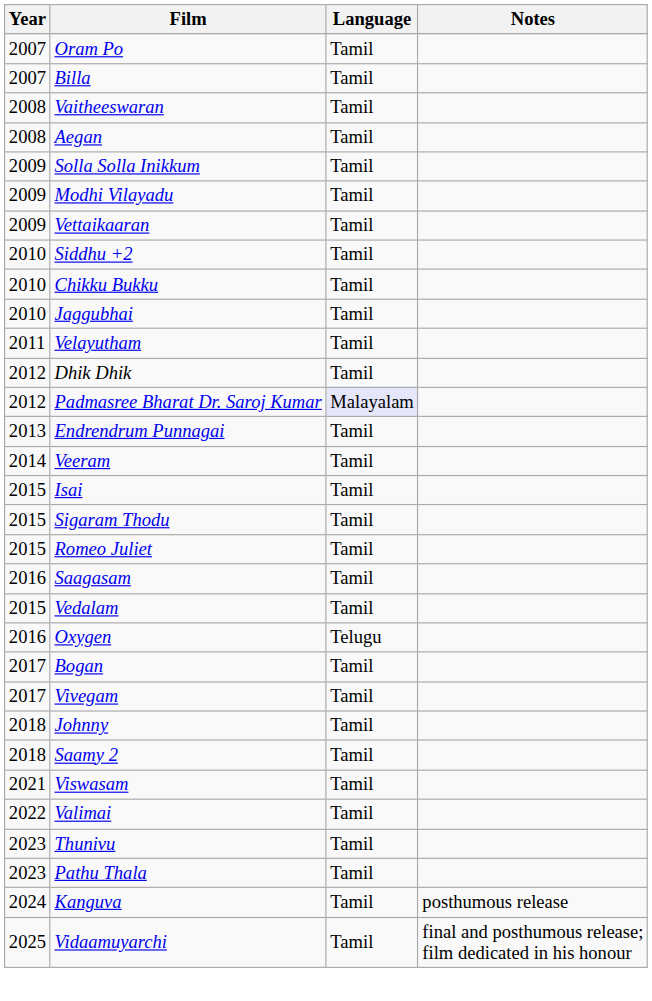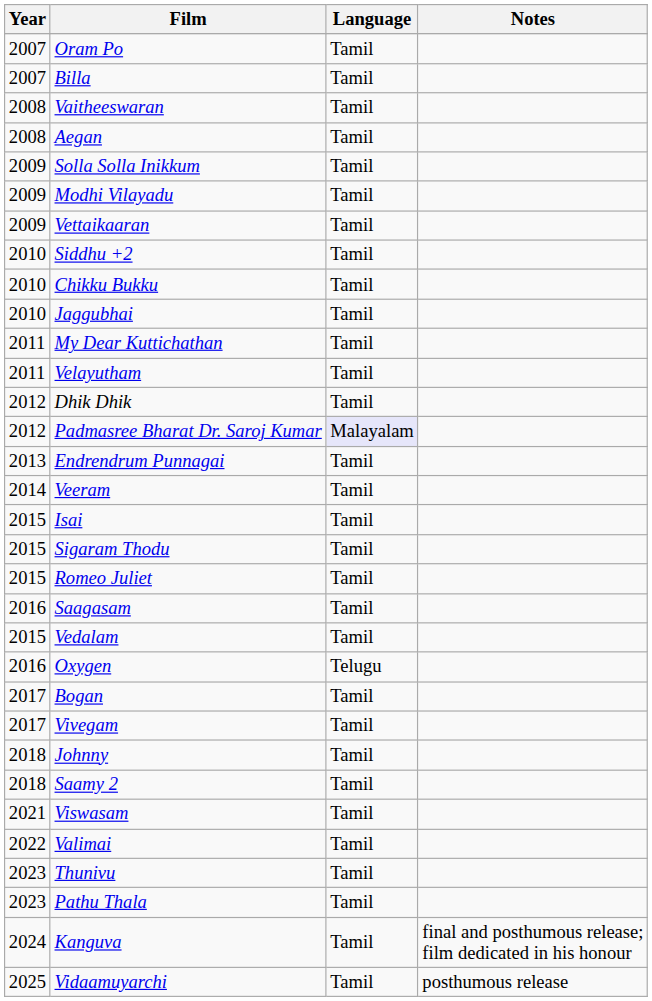+ row: (139, 343)
(495, 902) posthumous release -> (533, 942) final and posthumous release; film dedicated in his honour
(533, 942) final and posthumous release; film dedicated in his honour -> (495, 982) posthumous release
